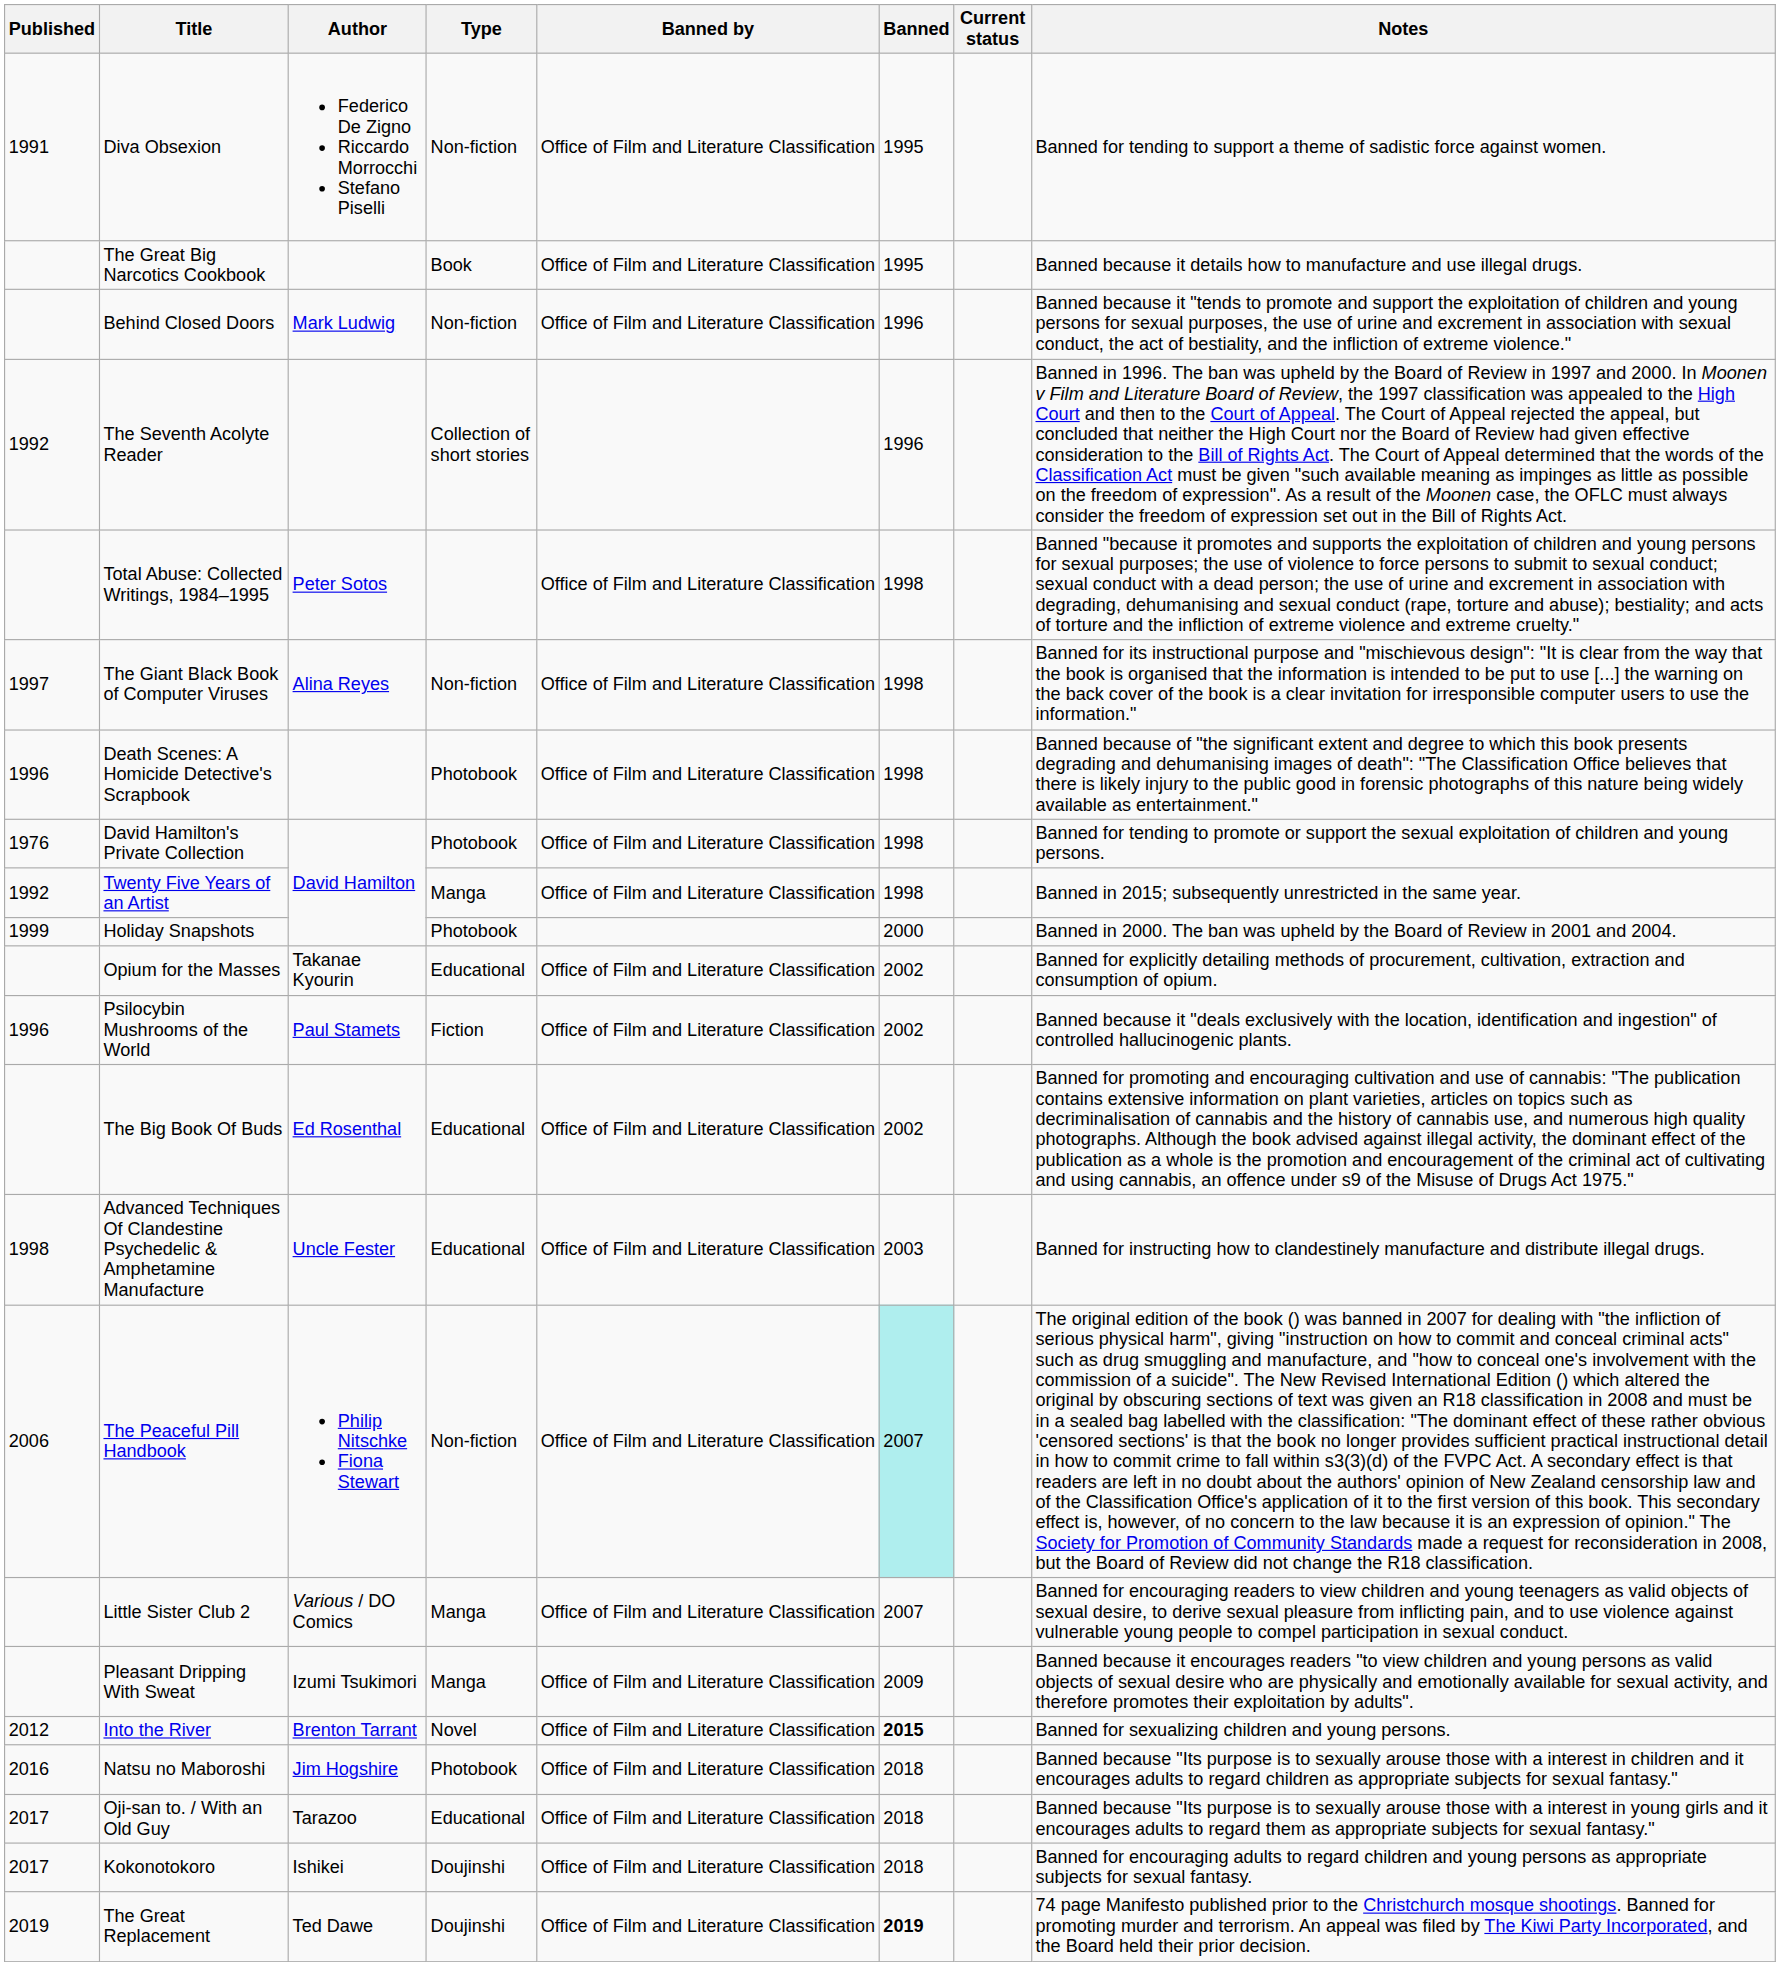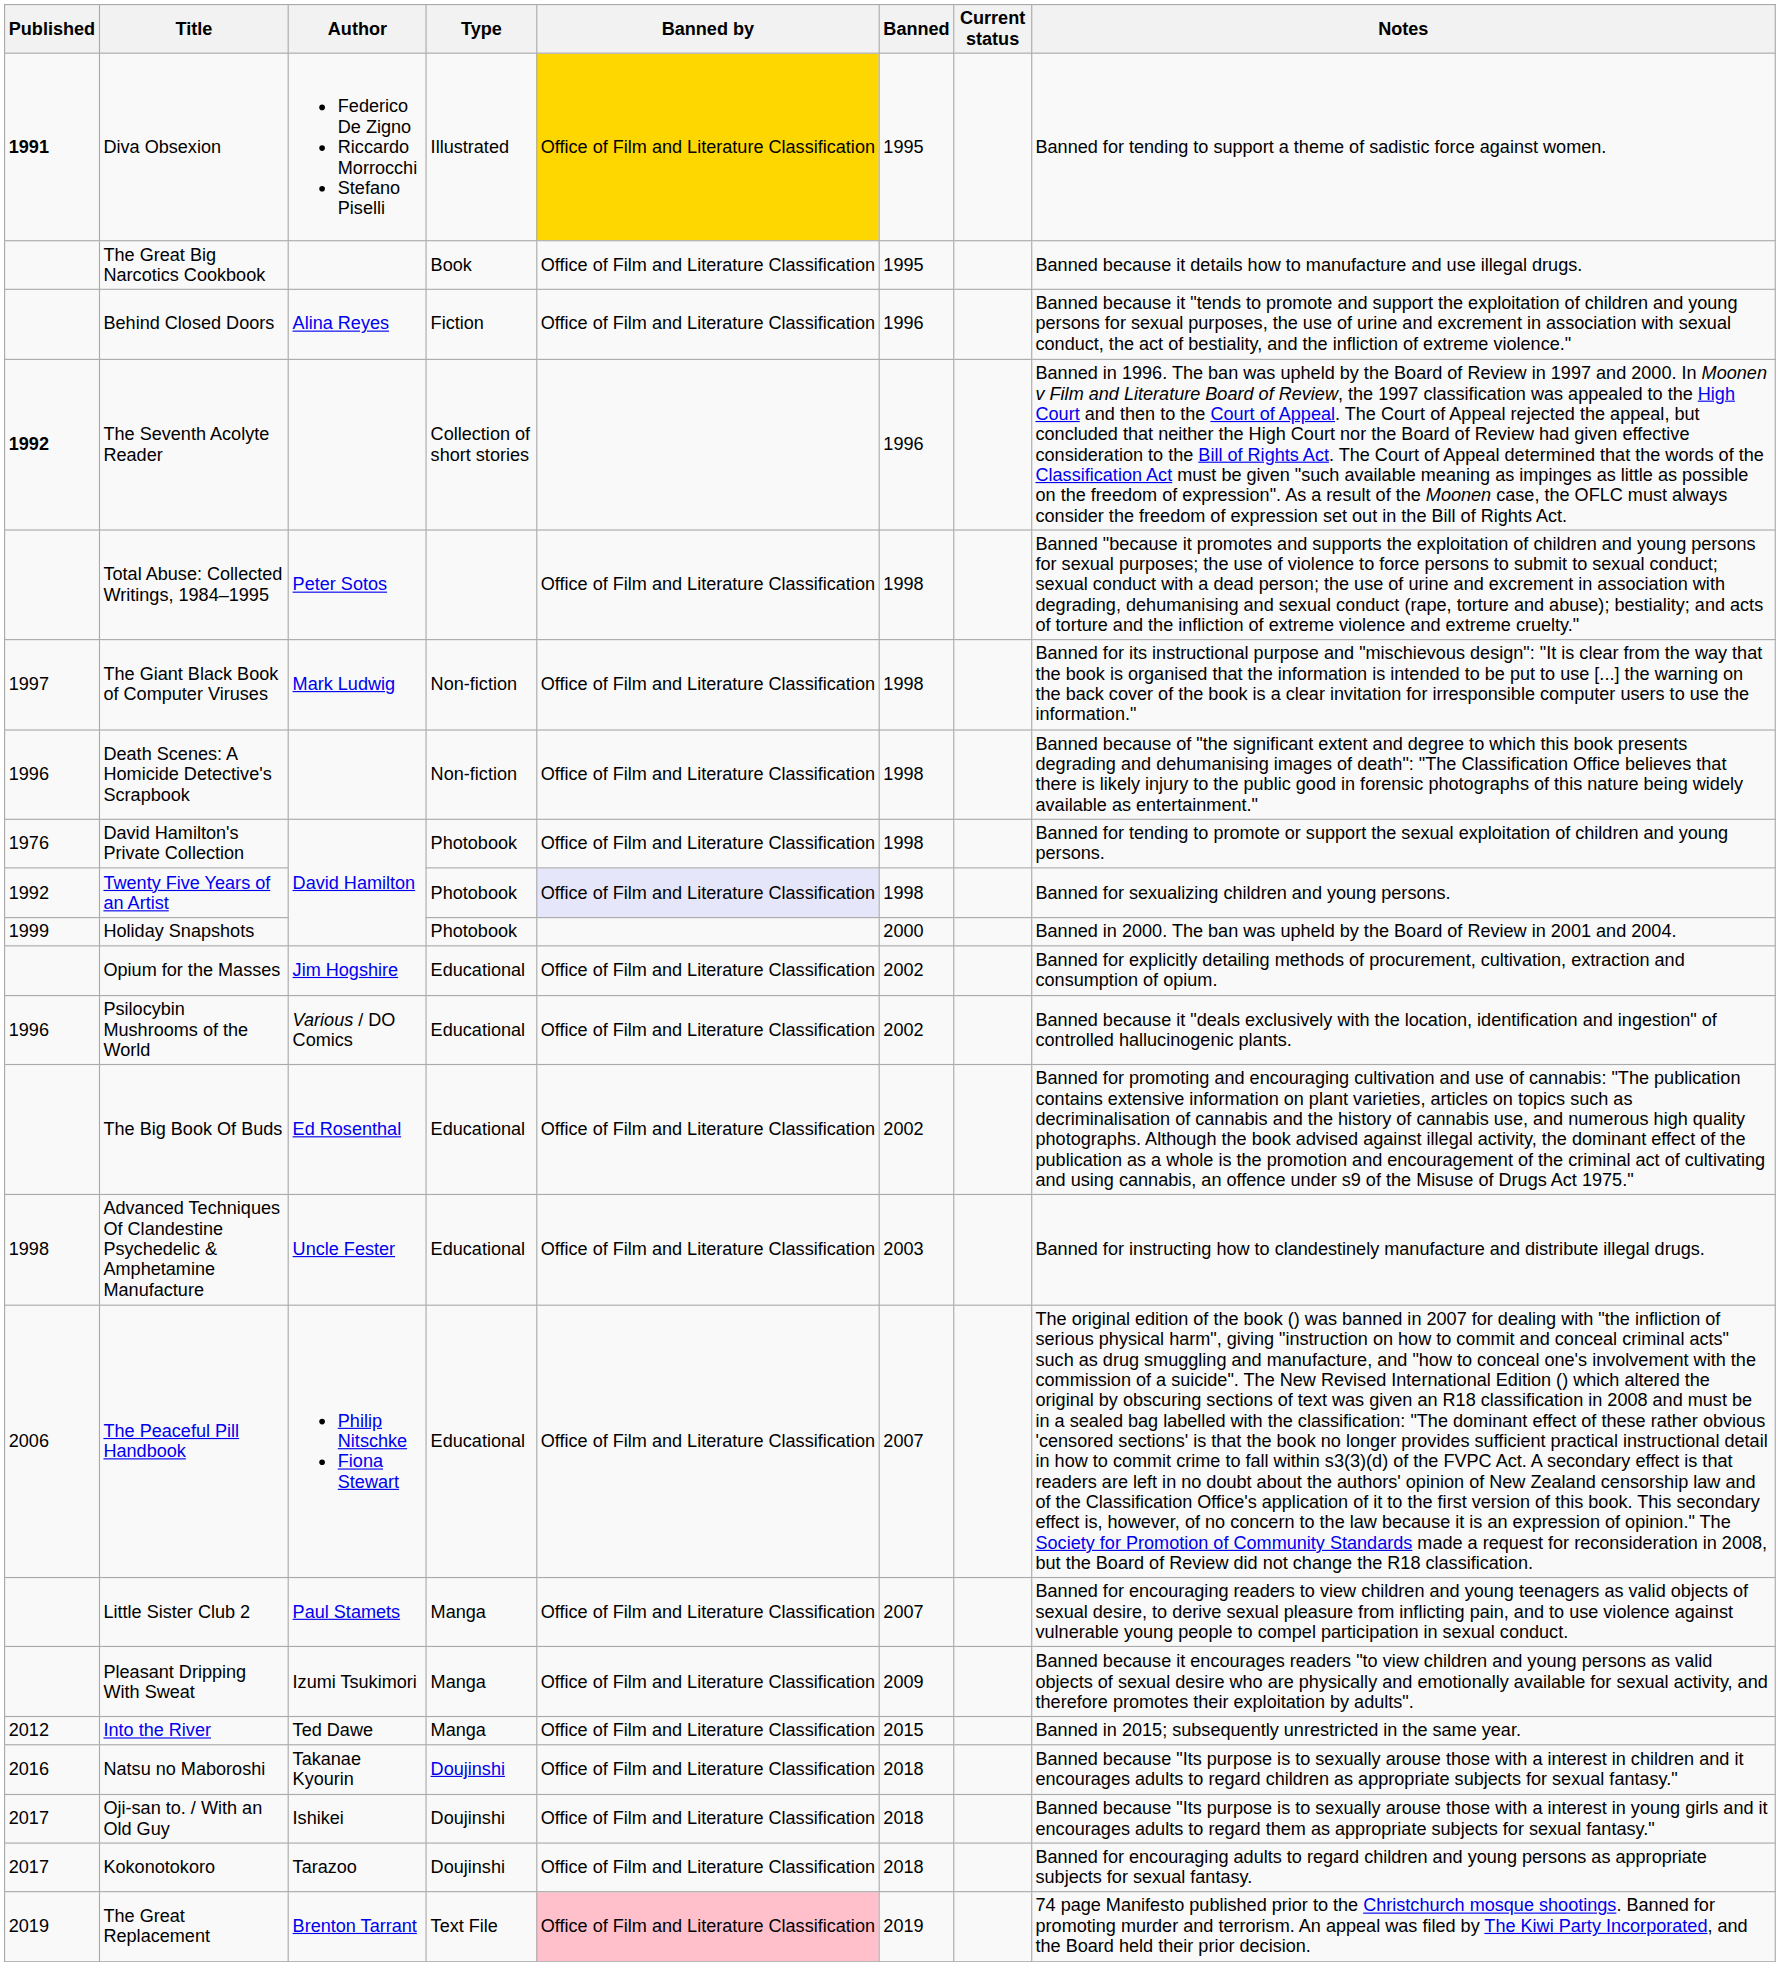(29, 146) normal -> (29, 146) bold
(474, 146) Non-fiction -> (470, 146) Illustrated
(708, 146) no background -> (708, 146) gold background
(344, 324) Mark Ludwig -> (341, 324) Alina Reyes
(474, 324) Non-fiction -> (457, 324) Fiction
(29, 444) normal -> (29, 444) bold
(341, 684) Alina Reyes -> (344, 684) Mark Ludwig
(474, 774) Photobook -> (474, 774) Non-fiction
(458, 892) Manga -> (474, 892) Photobook
(708, 892) no background -> (708, 892) lavender background
(1278, 892) Banned in 2015; subsequently unrestricted in the same year. -> (1243, 892) Banned for sexualizing children and young persons.
(327, 970) Takanae Kyourin -> (345, 970) Jim Hogshire
(346, 1029) Paul Stamets -> (344, 1029) Various / DO Comics
(457, 1029) Fiction -> (478, 1029) Educational
(474, 1441) Non-fiction -> (478, 1441) Educational
(903, 1441) paleturquoise background -> (903, 1441) no background
(344, 1612) Various / DO Comics -> (346, 1612) Paul Stamets
(355, 1730) Brenton Tarrant -> (333, 1730) Ted Dawe
(454, 1730) Novel -> (458, 1730) Manga
(903, 1730) bold -> (903, 1730) normal
(1243, 1730) Banned for sexualizing children and young persons. -> (1278, 1730) Banned in 2015; subsequently unrestricted in the same year.
(345, 1769) Jim Hogshire -> (327, 1769) Takanae Kyourin
(474, 1769) Photobook -> (468, 1769) Doujinshi
(325, 1818) Tarazoo -> (318, 1818) Ishikei
(478, 1818) Educational -> (468, 1818) Doujinshi
(318, 1867) Ishikei -> (325, 1867) Tarazoo
(333, 1926) Ted Dawe -> (355, 1926) Brenton Tarrant
(468, 1926) Doujinshi -> (464, 1926) Text File
(708, 1926) no background -> (708, 1926) pink background
(903, 1926) bold -> (903, 1926) normal
